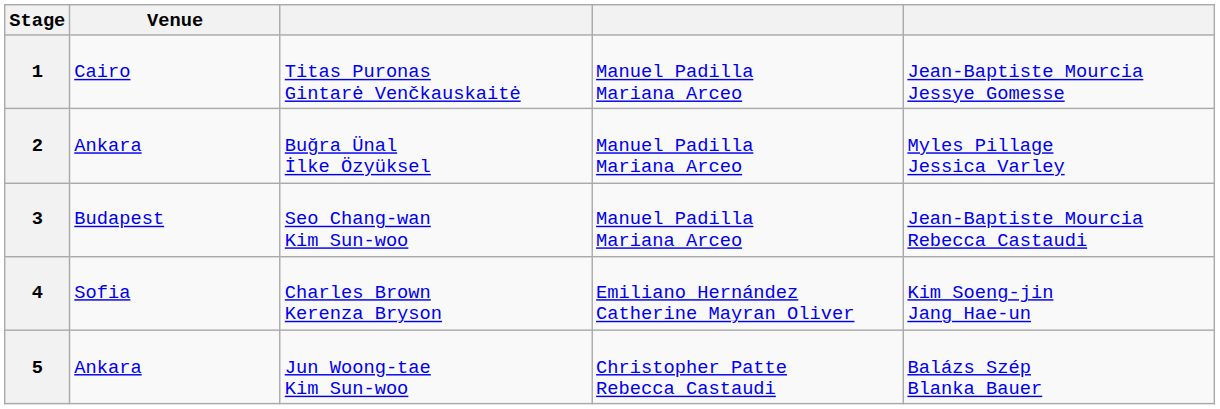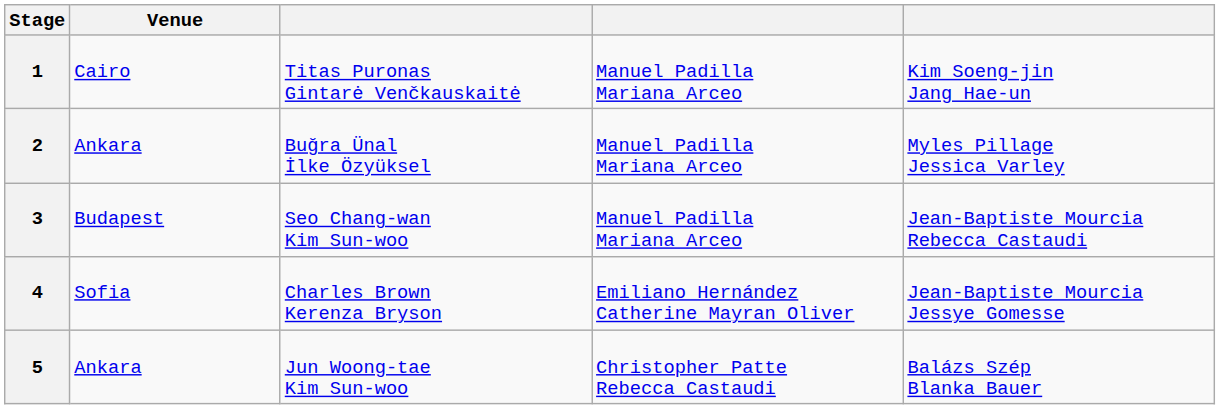(1025, 83) Jean-Baptiste Mourcia Jessye Gomesse -> (980, 83) Kim Soeng-jin Jang Hae-un
(980, 304) Kim Soeng-jin Jang Hae-un -> (1025, 304) Jean-Baptiste Mourcia Jessye Gomesse
